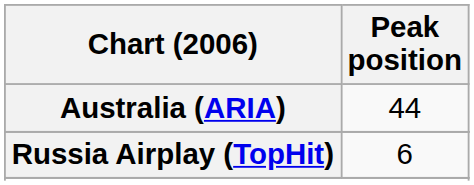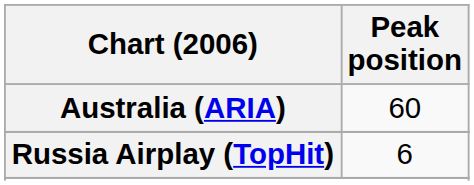(405, 107) 44 -> (405, 107) 60
